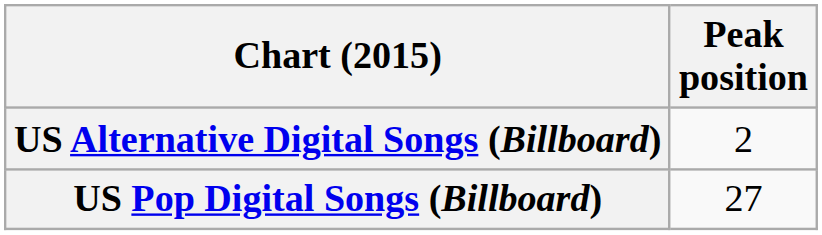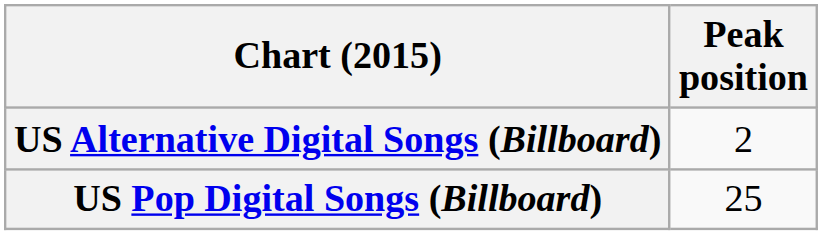(743, 198) 27 -> (743, 198) 25
